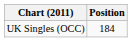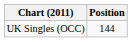(107, 28) 184 -> (107, 28) 144
